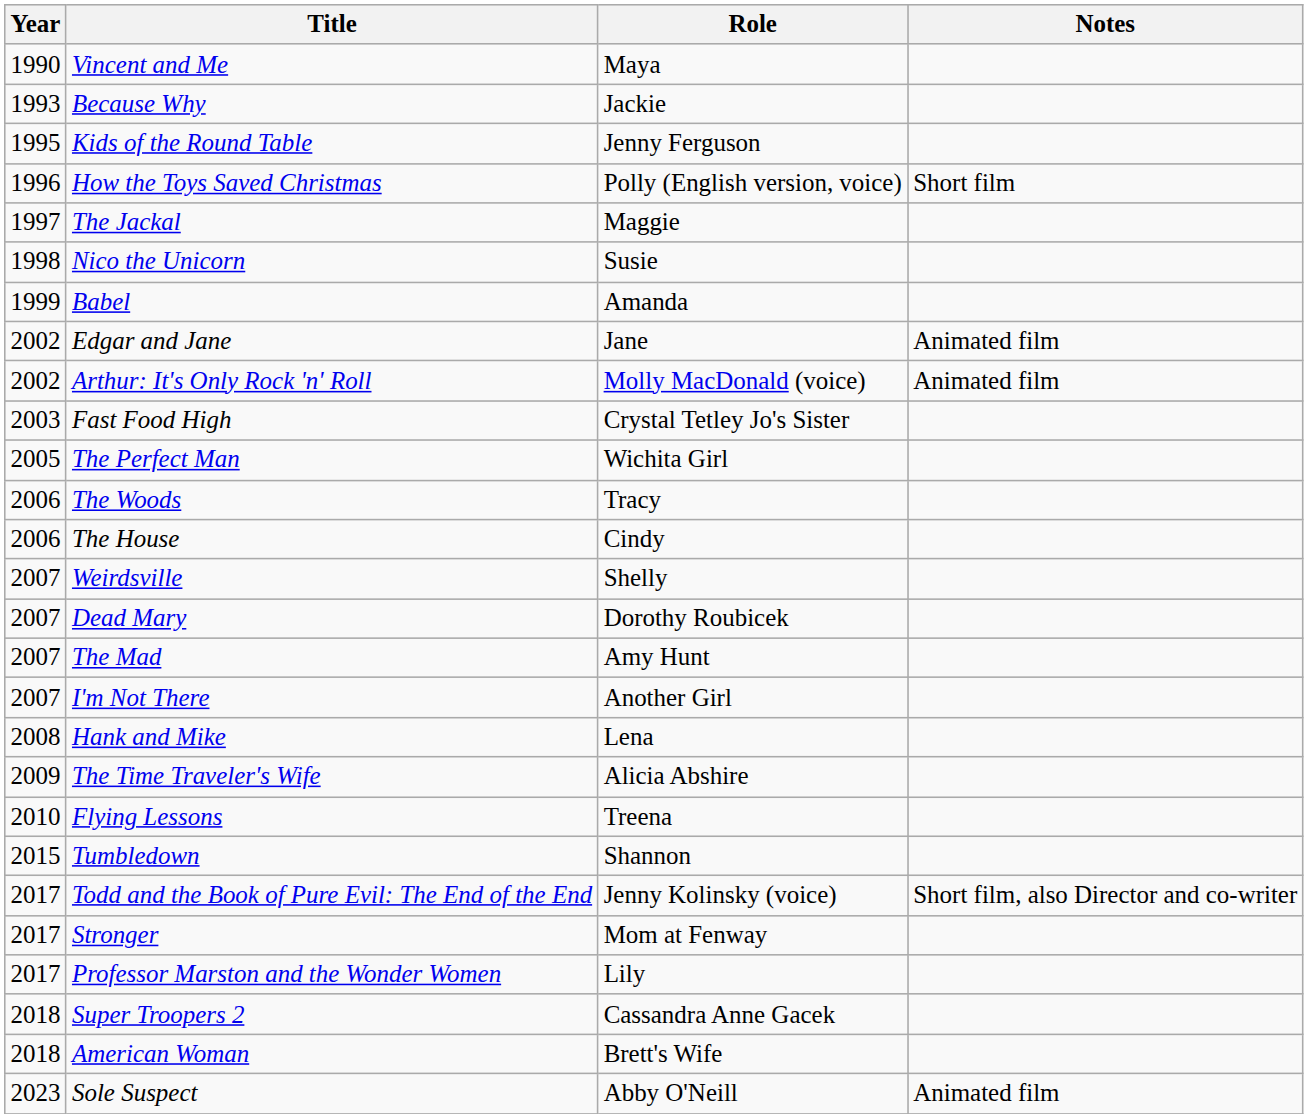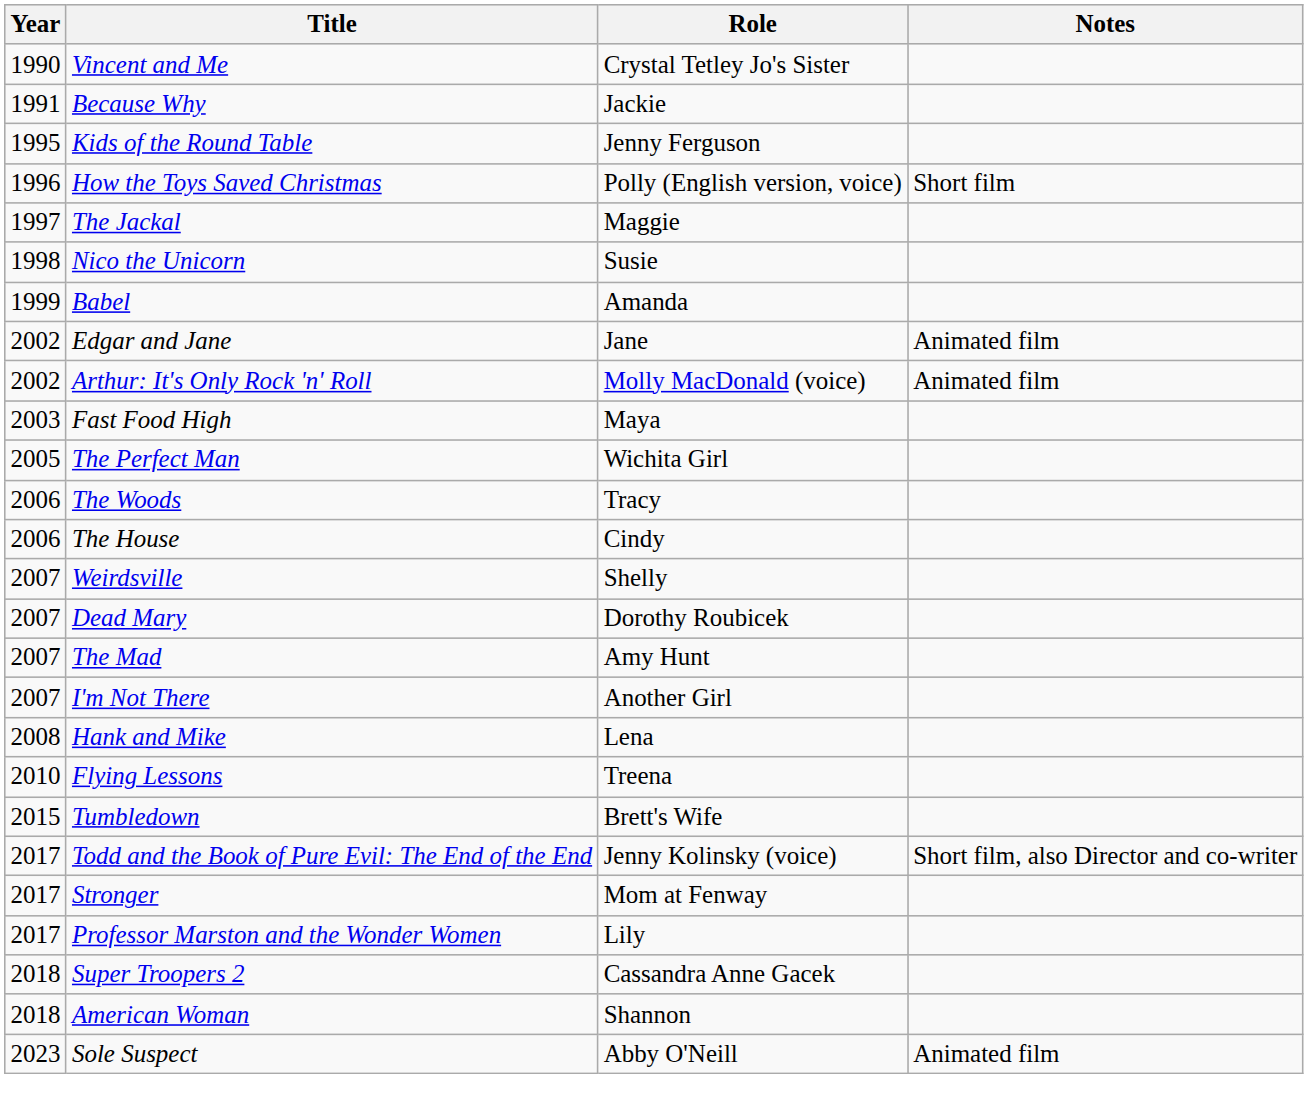(632, 63) Maya -> (726, 63) Crystal Tetley Jo's Sister
(35, 103) 1993 -> (35, 103) 1991
(726, 420) Crystal Tetley Jo's Sister -> (632, 420) Maya
- row: (196, 776)
(647, 855) Shannon -> (663, 815) Brett's Wife
(663, 1053) Brett's Wife -> (647, 1013) Shannon
